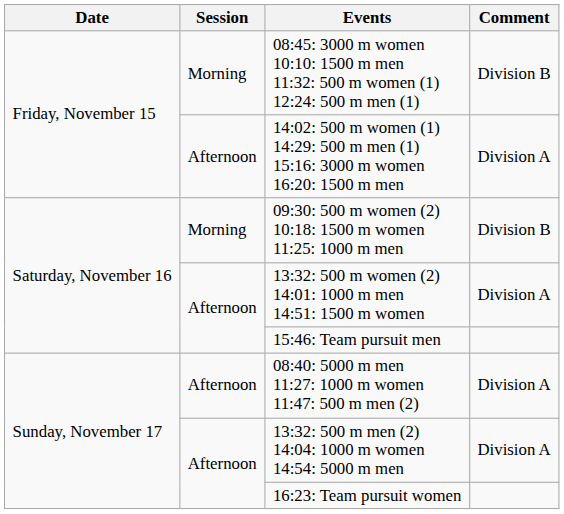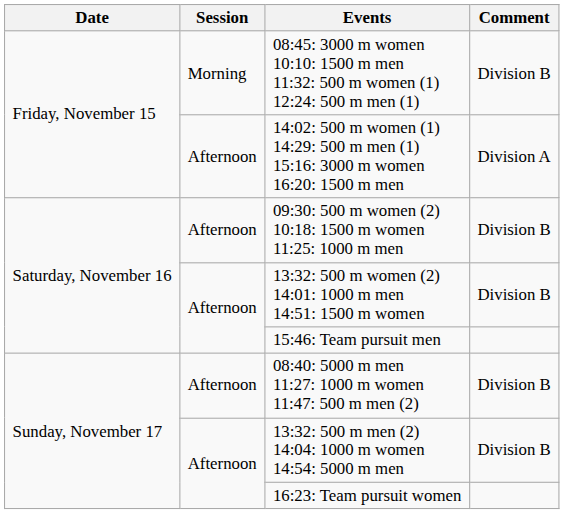(217, 230) Morning -> (222, 230) Afternoon
(514, 294) Division A -> (514, 294) Division B
(514, 385) Division A -> (514, 385) Division B
(514, 450) Division A -> (514, 450) Division B
